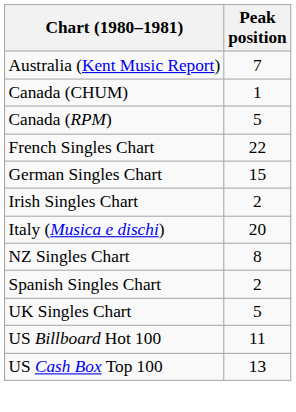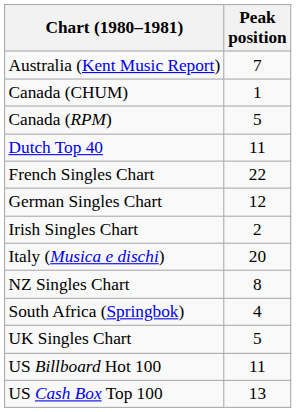+ row: (56, 147)
(257, 174) 15 -> (257, 202) 12
+ row: (96, 311)
- row: (85, 284)
